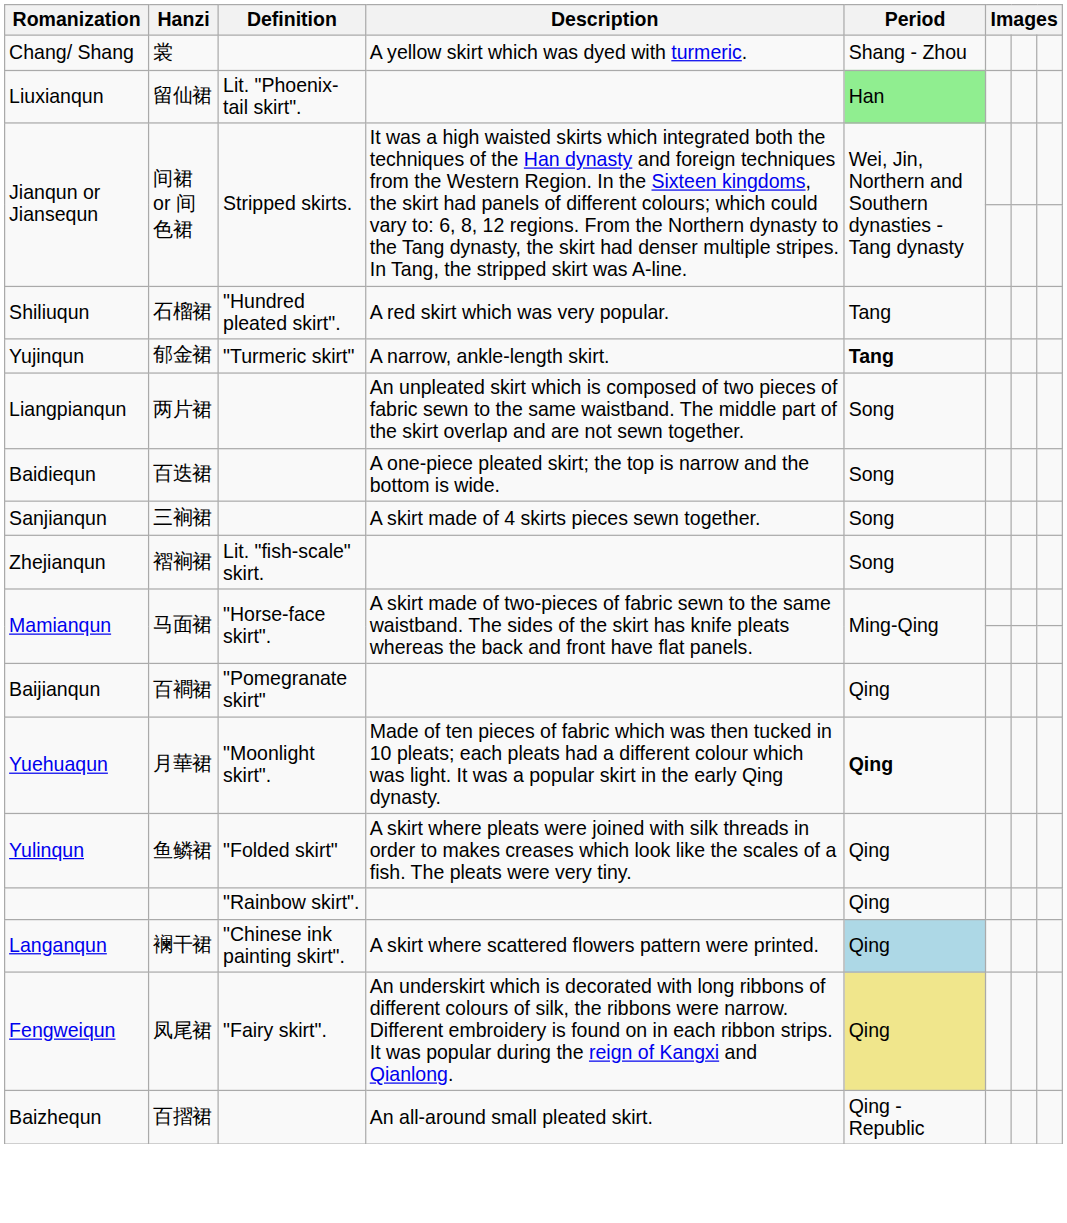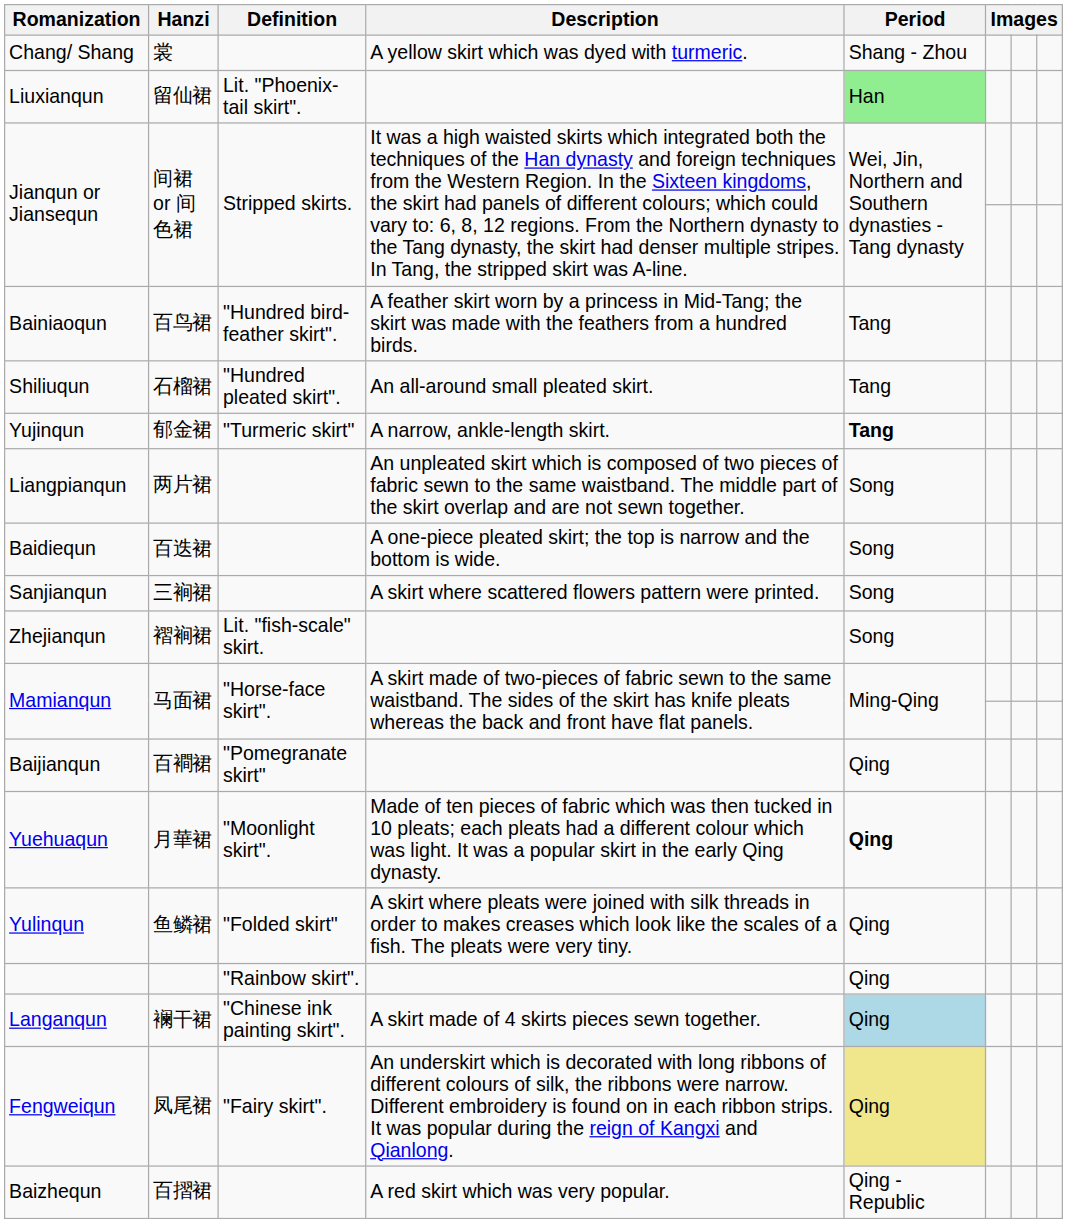+ row: (58, 323)
(519, 312) A red skirt which was very popular. -> (512, 387) An all-around small pleated skirt.
(565, 518) A skirt made of 4 skirts pieces sewn together. -> (595, 593) A skirt where scattered flowers pattern were printed.
(594, 945) A skirt where scattered flowers pattern were printed. -> (566, 1020) A skirt made of 4 skirts pieces sewn together.
(511, 1117) An all-around small pleated skirt. -> (520, 1192) A red skirt which was very popular.
